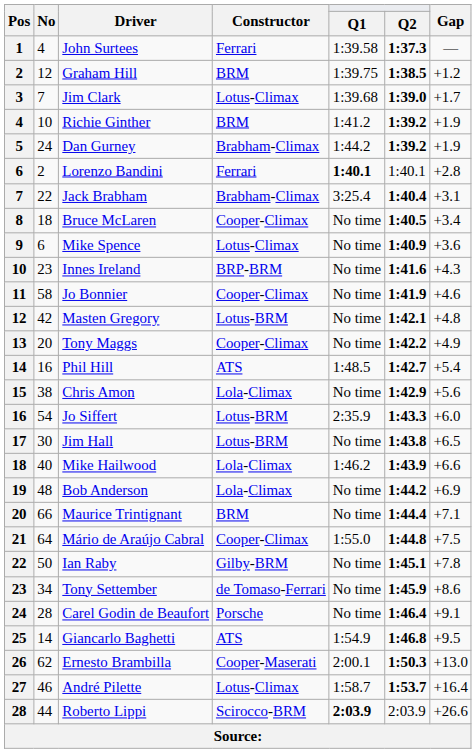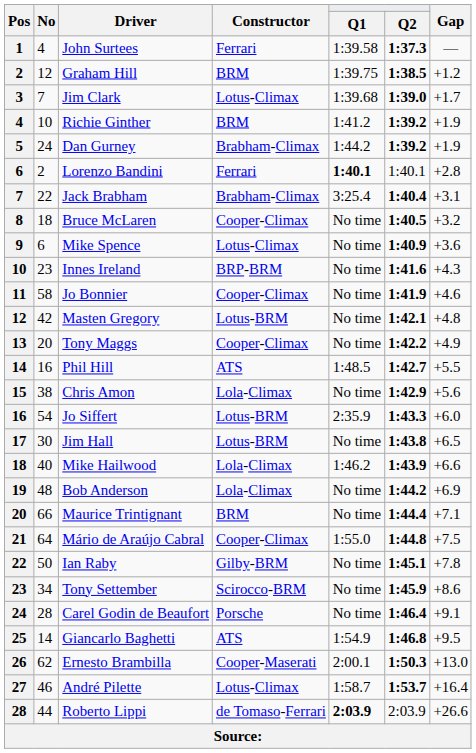(447, 220) +3.4 -> (447, 220) +3.2
(447, 367) +5.4 -> (447, 367) +5.5
(271, 588) de Tomaso-Ferrari -> (261, 588) Scirocco-BRM
(261, 711) Scirocco-BRM -> (271, 711) de Tomaso-Ferrari
